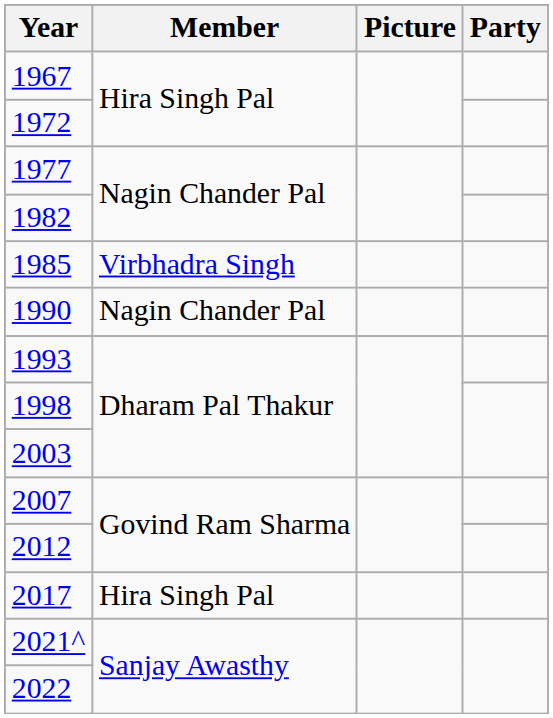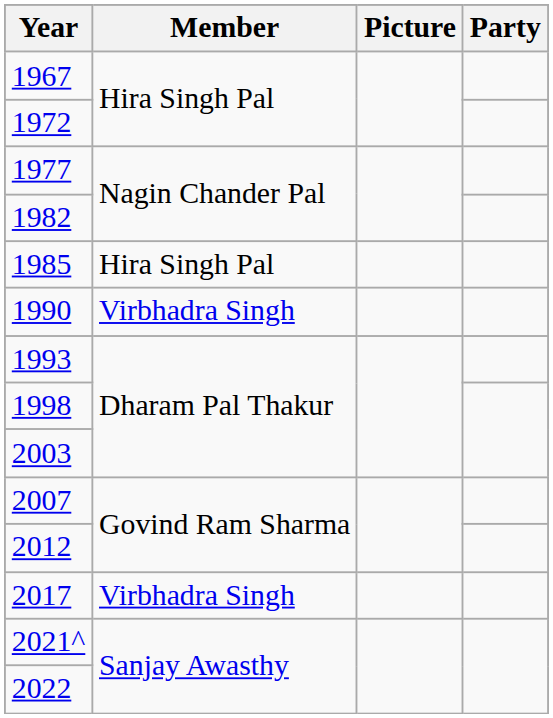(197, 264) Virbhadra Singh -> (187, 264) Hira Singh Pal
(212, 311) Nagin Chander Pal -> (197, 311) Virbhadra Singh
(187, 594) Hira Singh Pal -> (197, 594) Virbhadra Singh
